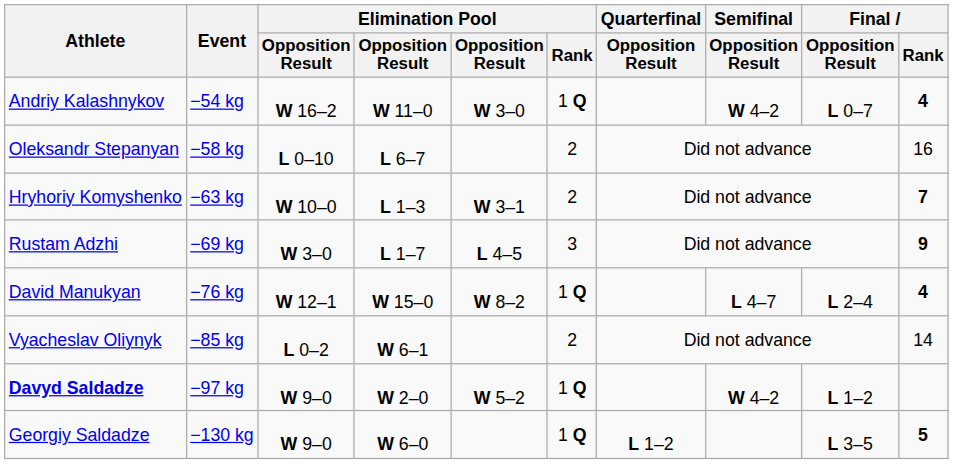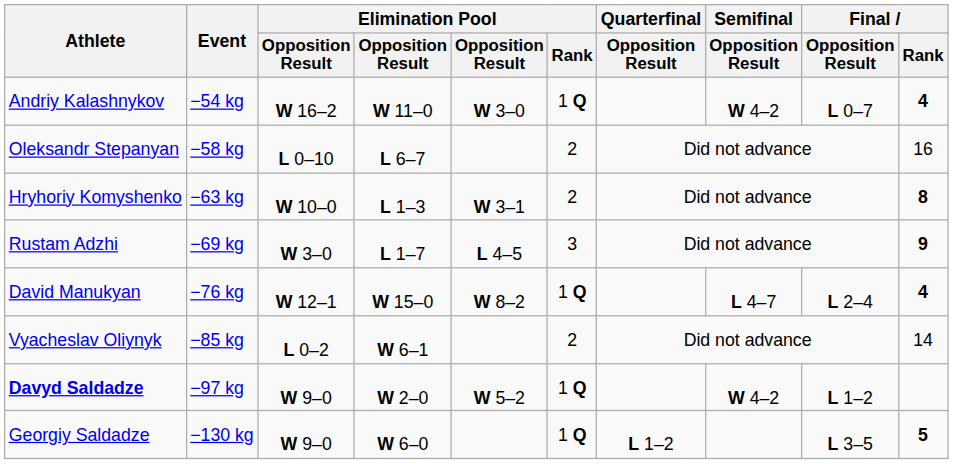(923, 197) 7 -> (923, 197) 8
